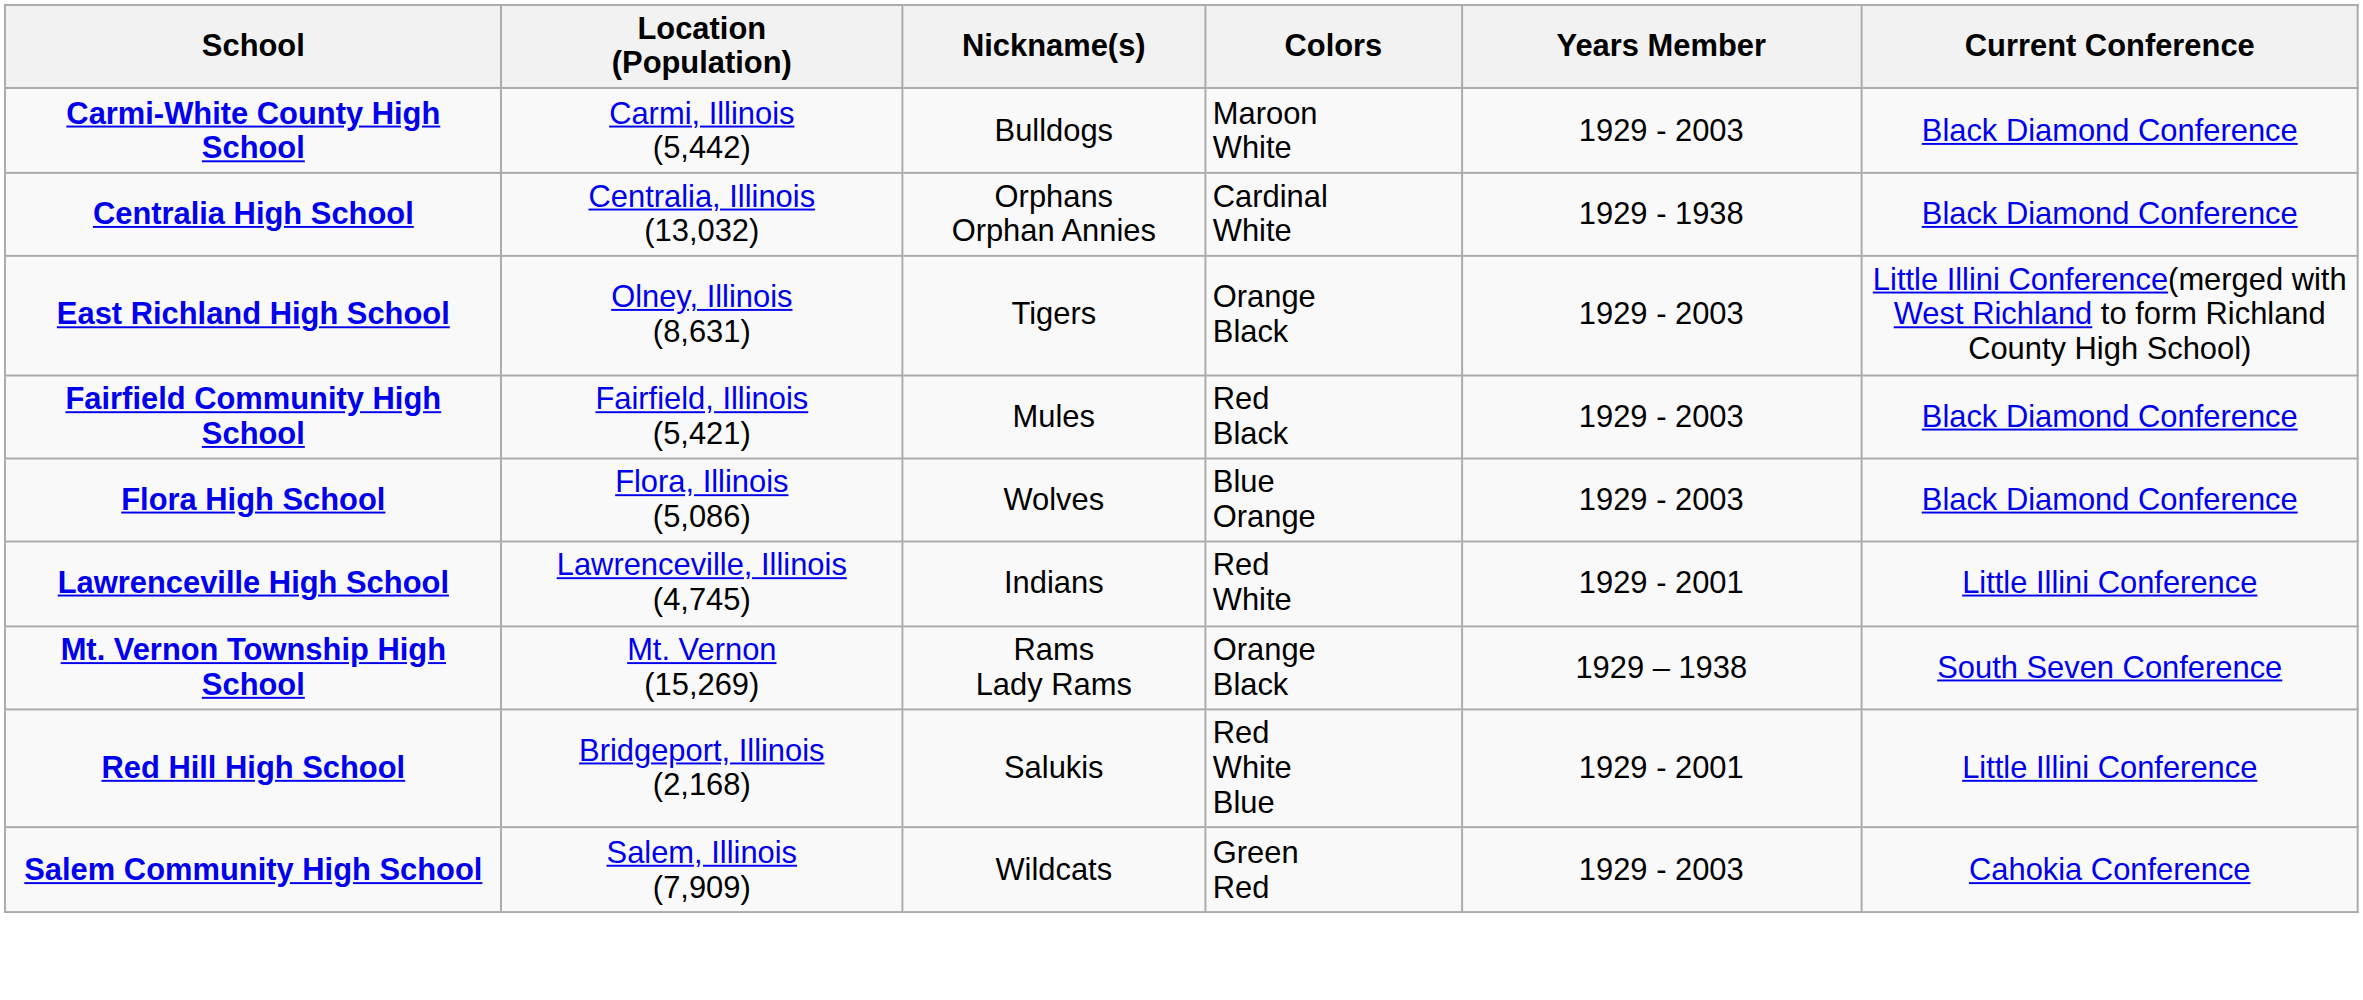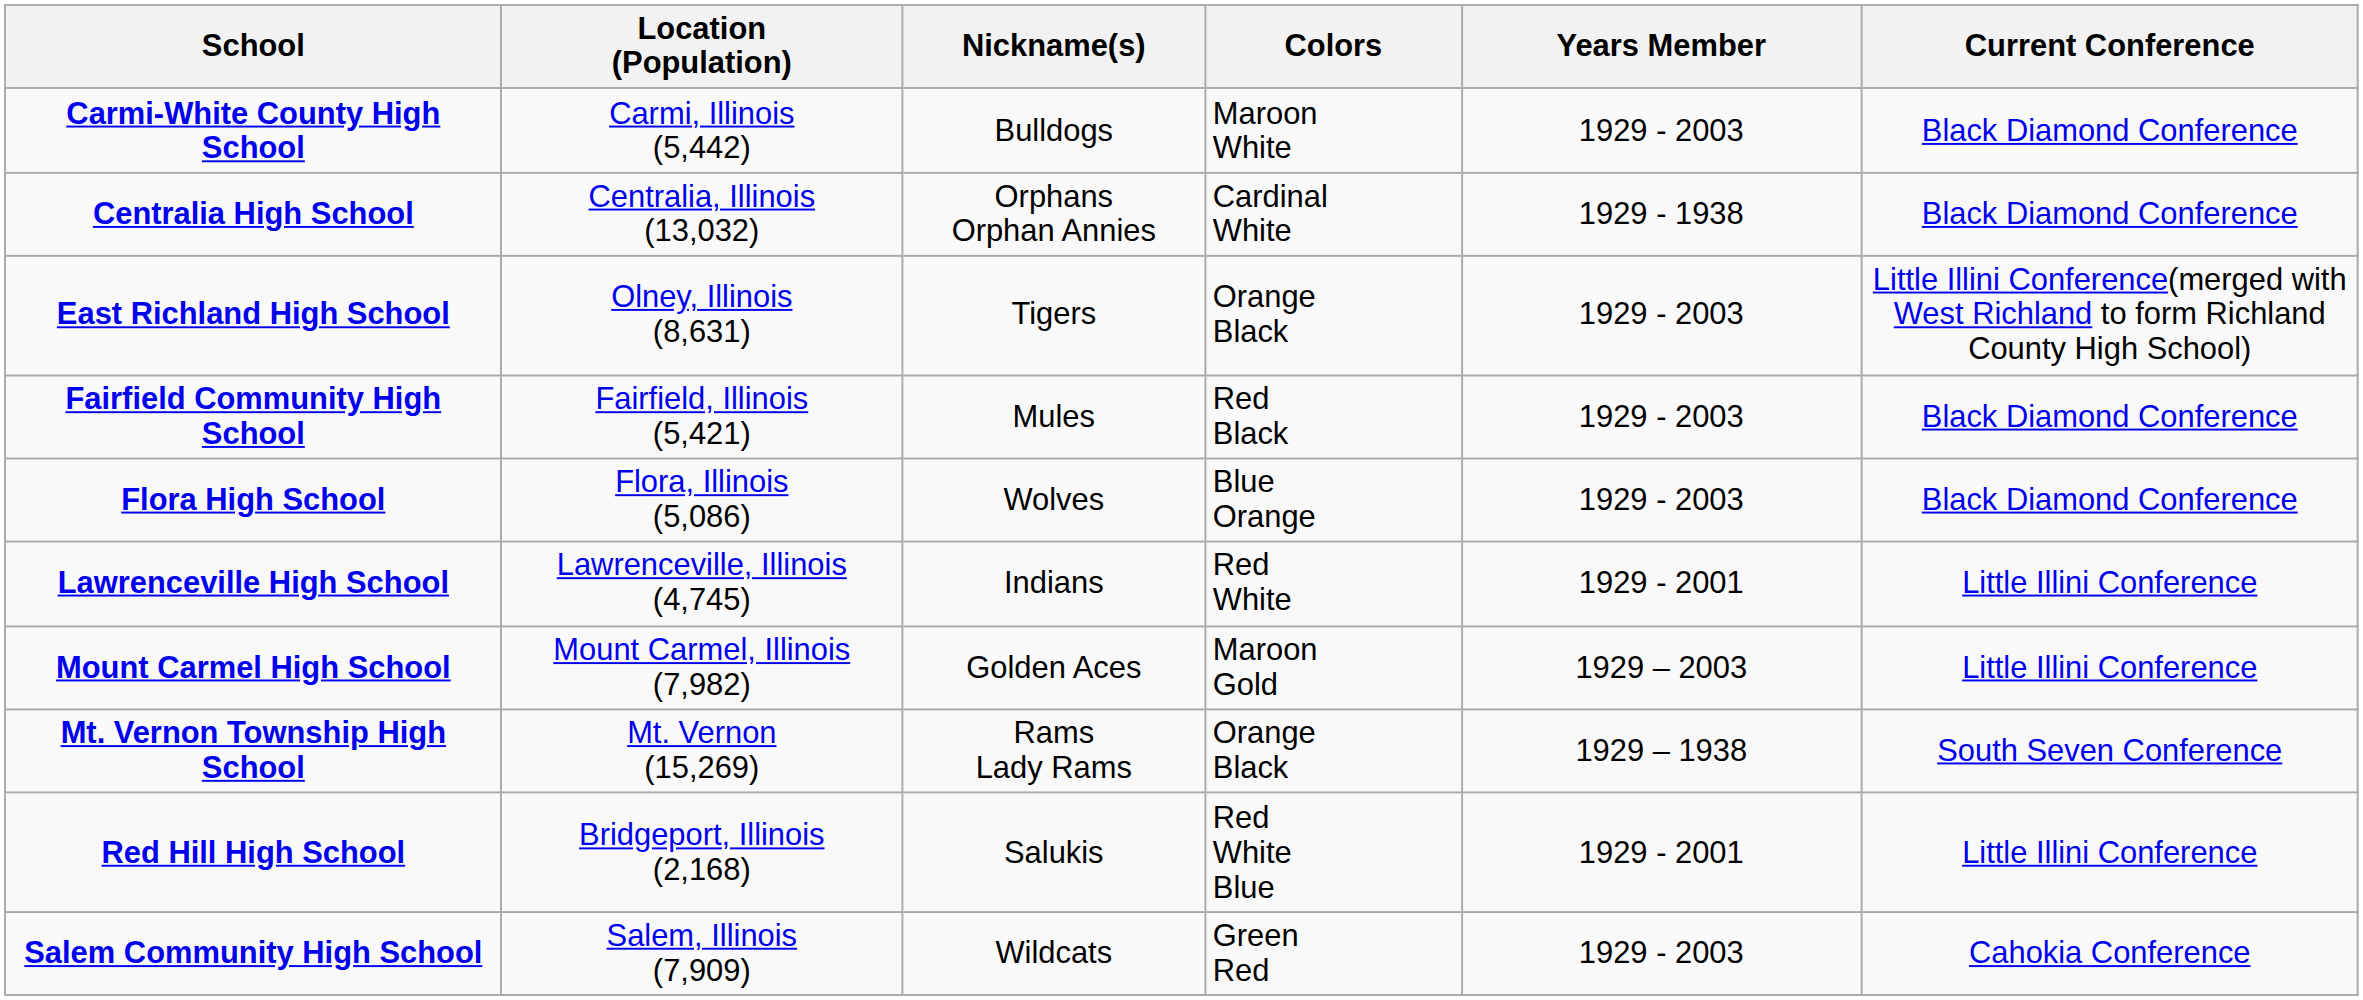+ row: (253, 667)
